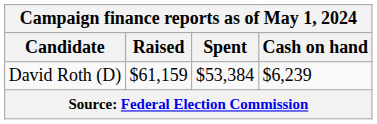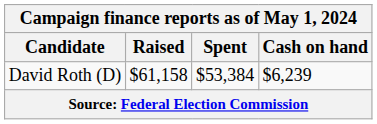(159, 75) $61,159 -> (159, 75) $61,158
